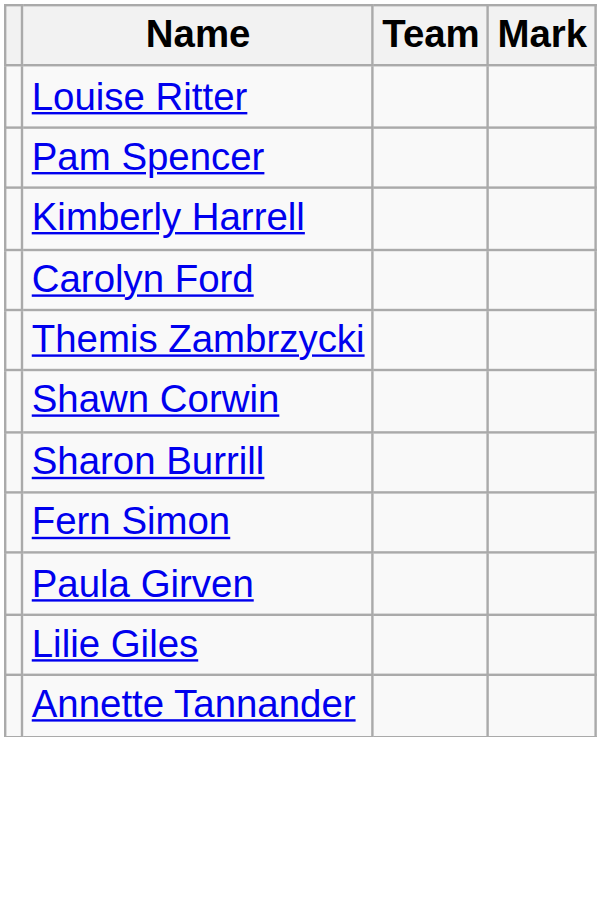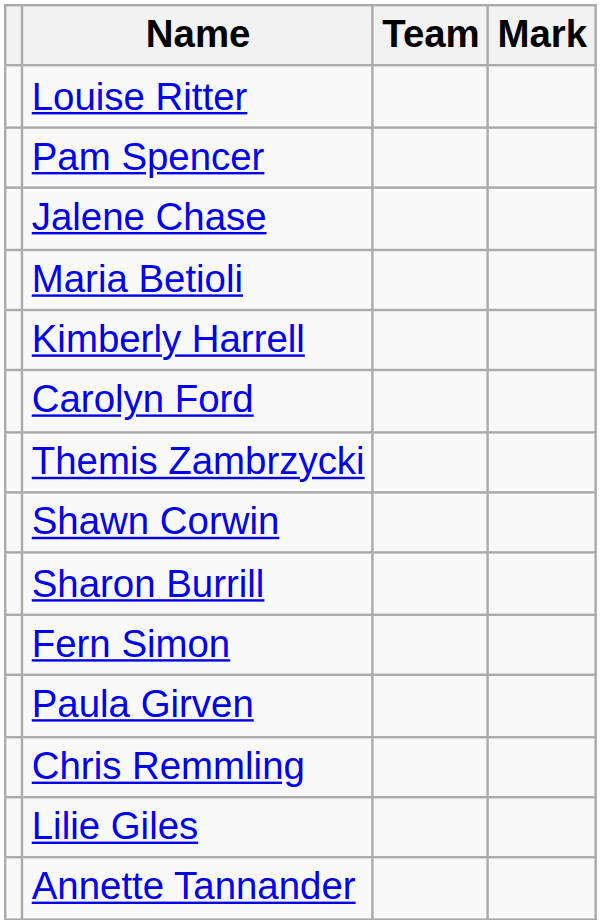+ row: (149, 217)
+ row: (137, 278)
+ row: (168, 765)
